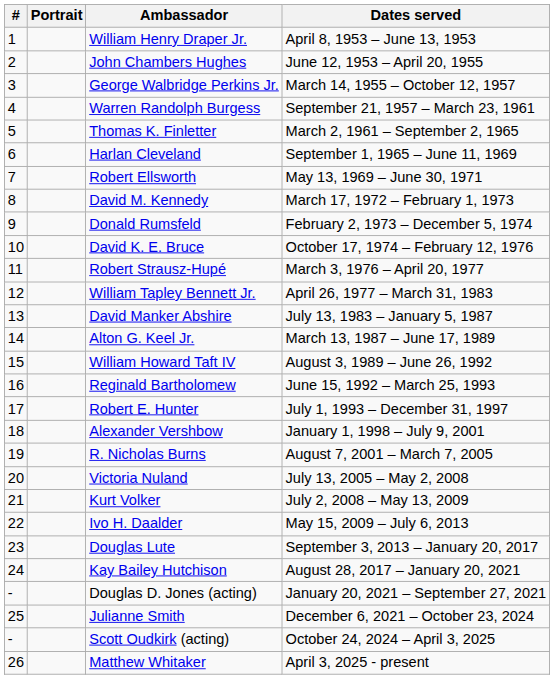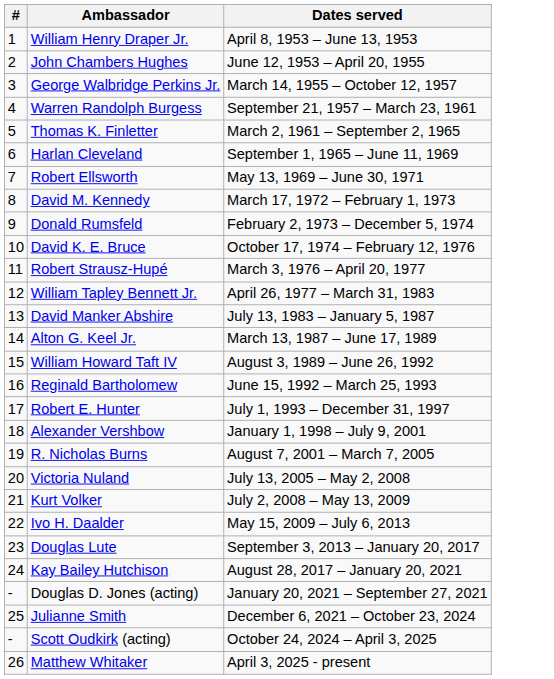- column: (57, 16)
